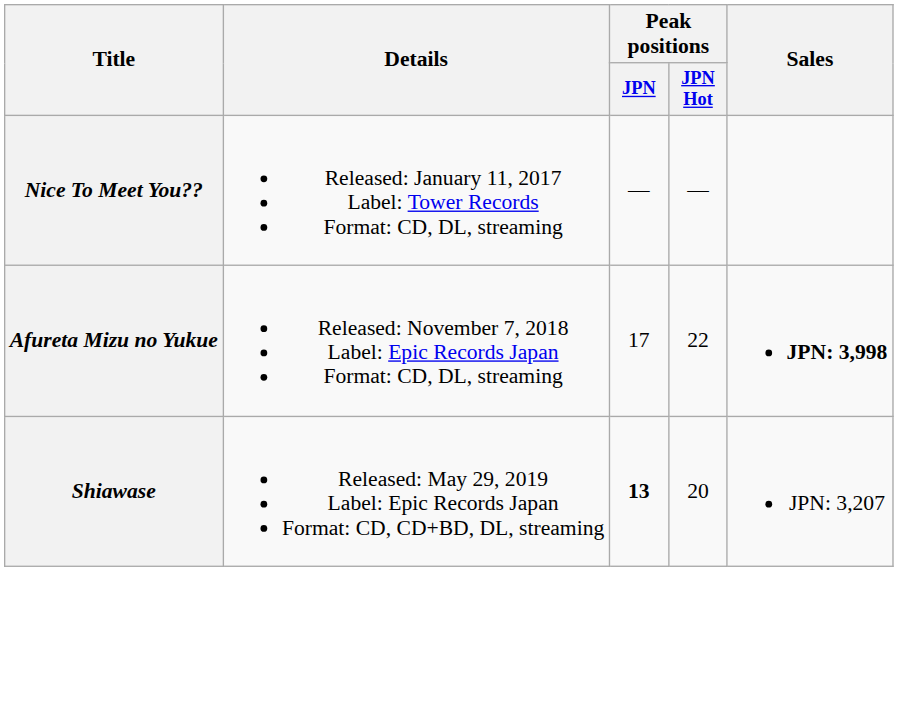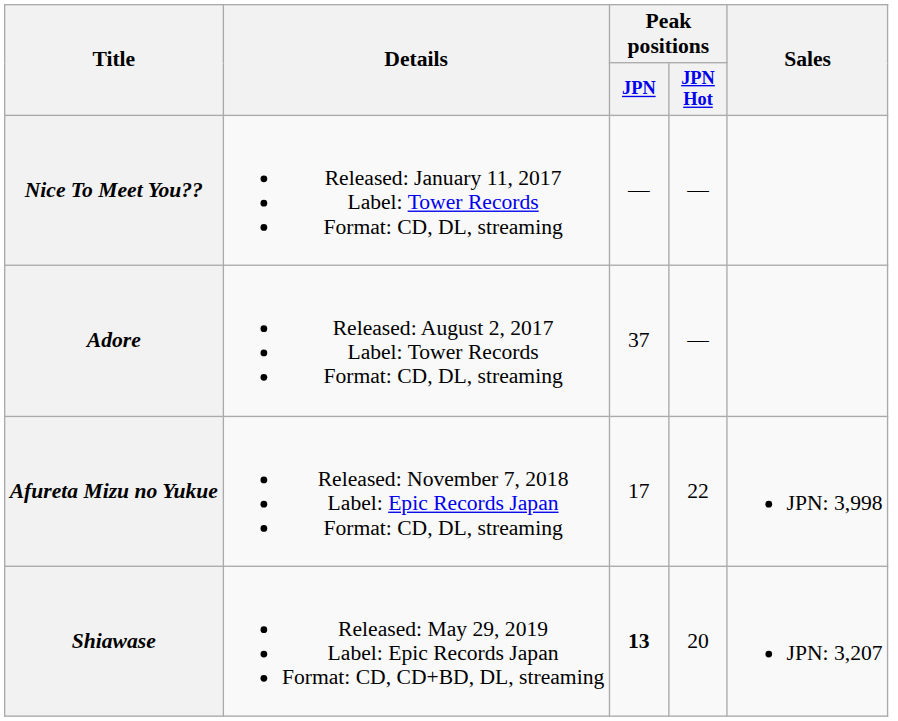+ row: (114, 340)
(810, 353) bold -> (808, 503) normal
